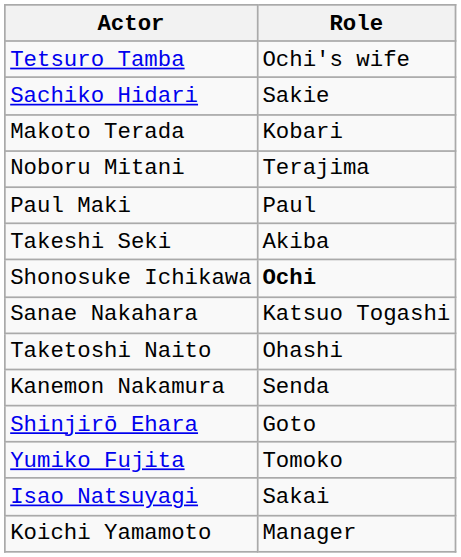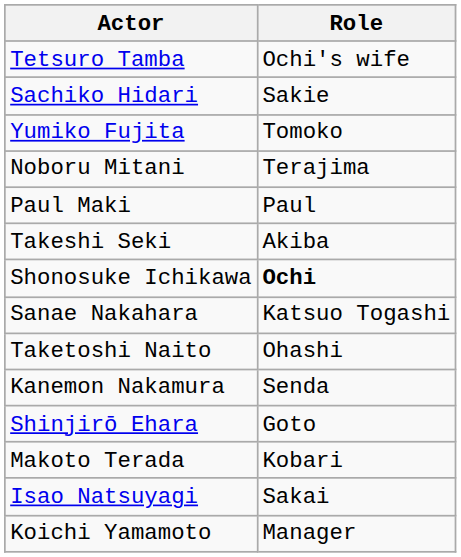rows swapped: (97, 460) <-> (97, 132)
